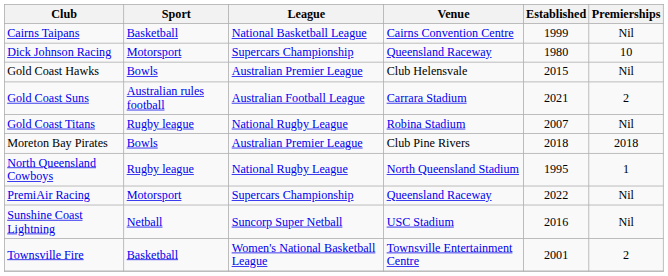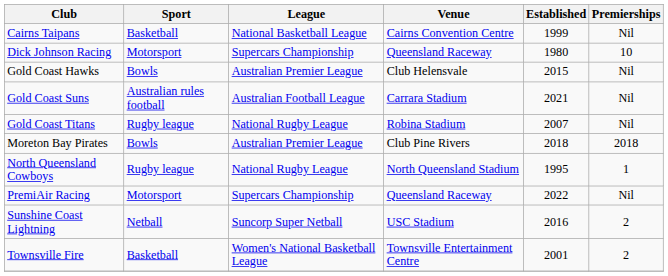(626, 98) 2 -> (626, 98) Nil
(626, 221) Nil -> (626, 221) 2
